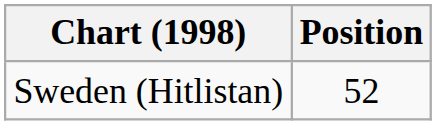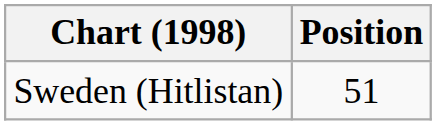(361, 89) 52 -> (361, 89) 51
